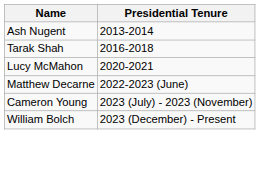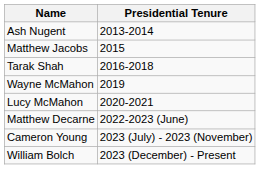+ row: (47, 48)
+ row: (50, 84)
